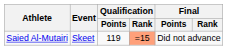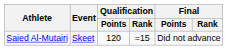(114, 39) 119 -> (114, 39) 120
(142, 39) lightsalmon background -> (142, 39) no background
